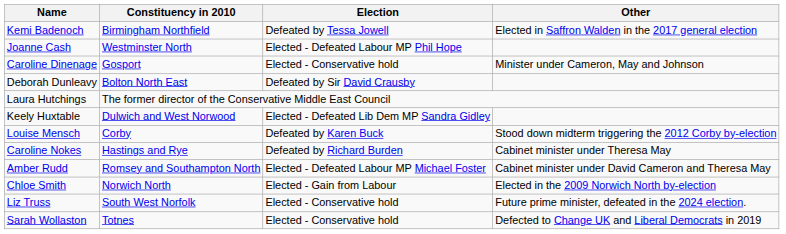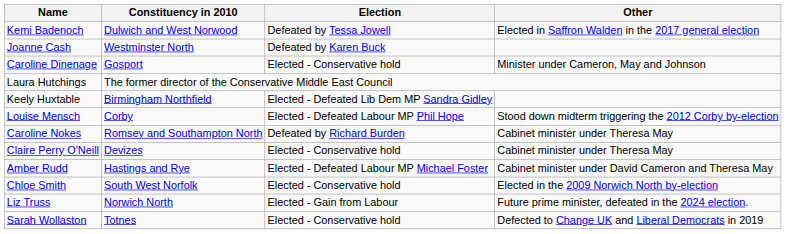(156, 30) Birmingham Northfield -> (171, 30) Dulwich and West Norwood
(364, 47) Elected - Defeated Labour MP Phil Hope -> (326, 47) Defeated by Karen Buck
- row: (52, 82)
(169, 116) Dulwich and West Norwood -> (158, 99) Birmingham Northfield
(324, 133) Defeated by Karen Buck -> (366, 116) Elected - Defeated Labour MP Phil Hope
(145, 151) Hastings and Rye -> (183, 133) Romsey and Southampton North
+ row: (53, 151)
(181, 168) Romsey and Southampton North -> (147, 168) Hastings and Rye
(136, 185) Norwich North -> (151, 185) South West Norfolk
(331, 185) Elected - Gain from Labour -> (334, 185) Elected - Conservative hold
(149, 202) South West Norfolk -> (138, 202) Norwich North
(332, 202) Elected - Conservative hold -> (333, 202) Elected - Gain from Labour
